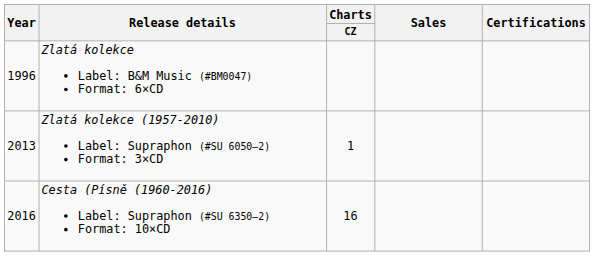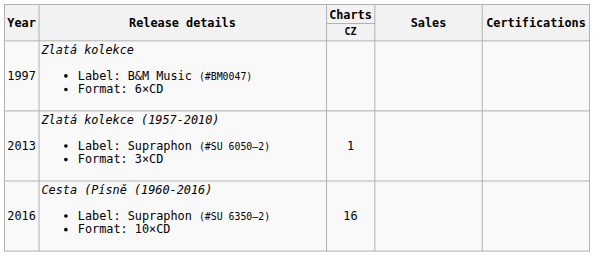(22, 76) 1996 -> (22, 76) 1997
